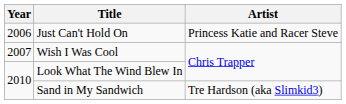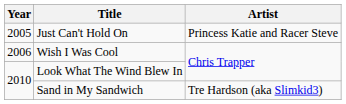(19, 33) 2006 -> (19, 33) 2005
(19, 52) 2007 -> (19, 52) 2006
